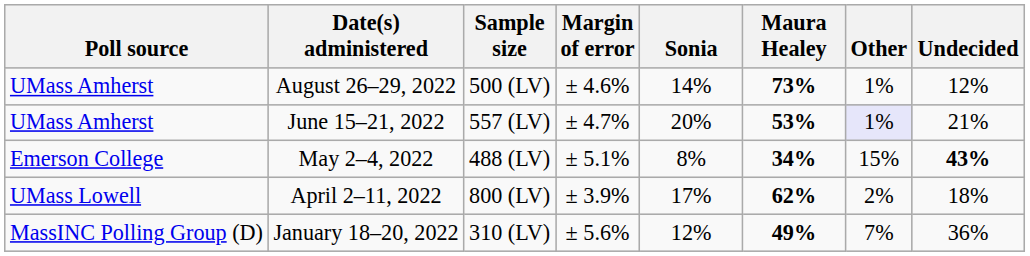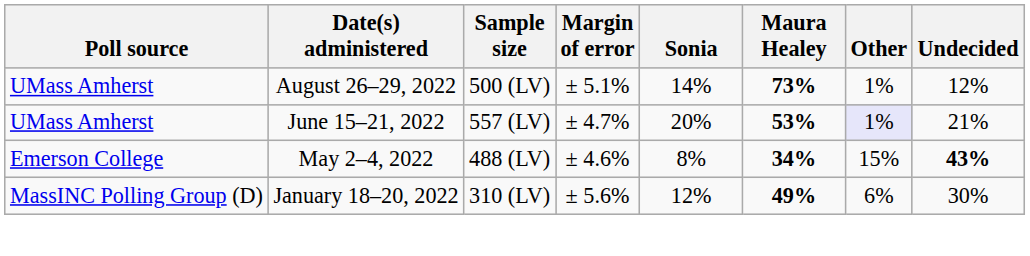(598, 85) ± 4.6% -> (598, 85) ± 5.1%
(598, 159) ± 5.1% -> (598, 159) ± 4.6%
- row: (366, 195)
(879, 232) 7% -> (879, 195) 6%
(968, 232) 36% -> (968, 195) 30%
